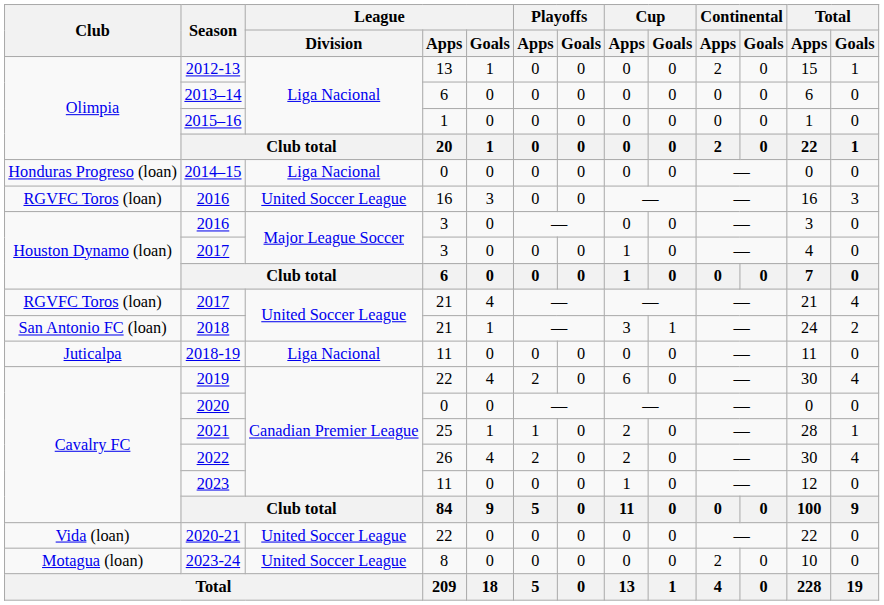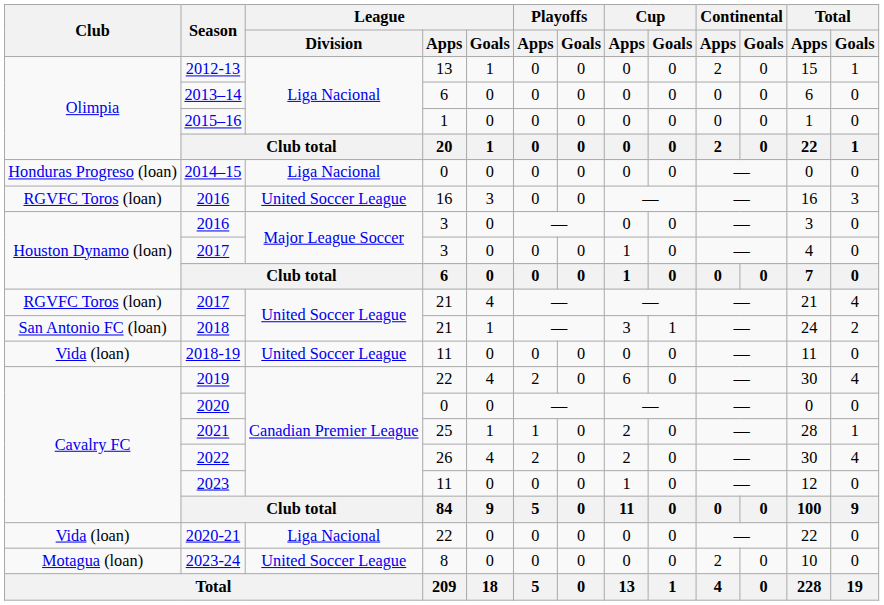(93, 353) Juticalpa -> (93, 353) Vida (loan)
(334, 353) Liga Nacional -> (334, 353) United Soccer League
(334, 535) United Soccer League -> (334, 535) Liga Nacional
